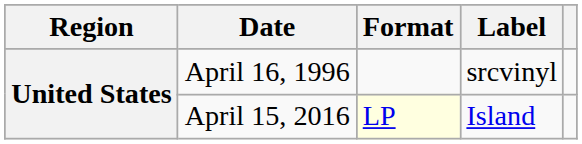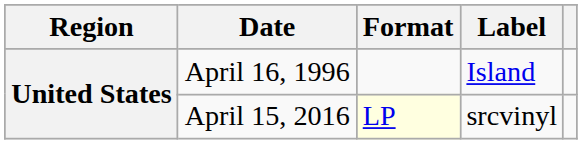(512, 71) srcvinyl -> (501, 71) Island
(501, 116) Island -> (512, 116) srcvinyl
